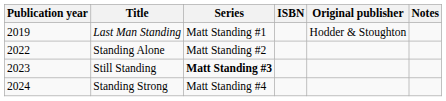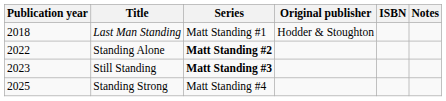columns swapped: (358, 13) <-> (291, 13)
(19, 31) 2019 -> (19, 31) 2018
(226, 50) normal -> (229, 50) bold
(19, 86) 2024 -> (19, 86) 2025
